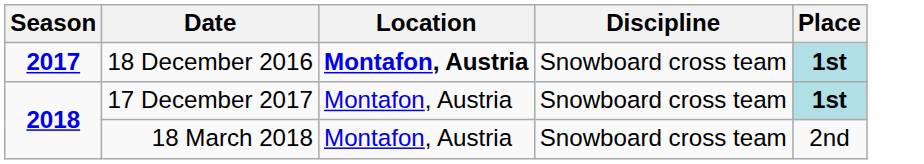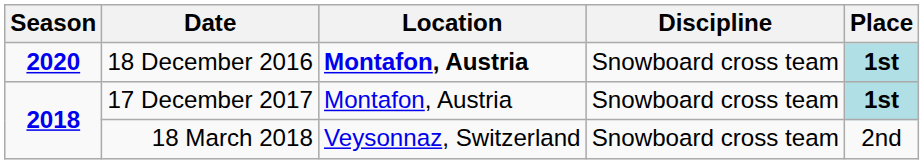(53, 61) 2017 -> (53, 61) 2020
(418, 138) Montafon, Austria -> (452, 138) Veysonnaz, Switzerland
